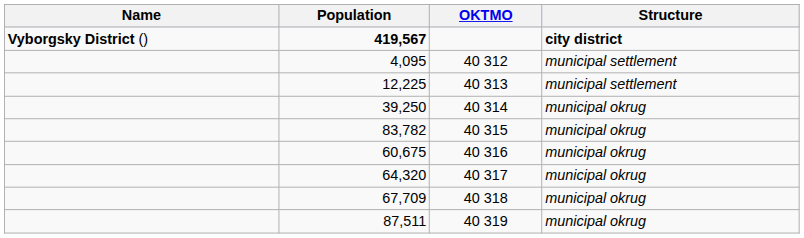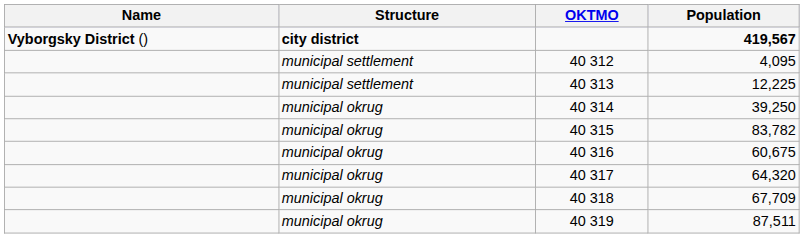columns swapped: (671, 15) <-> (354, 15)
